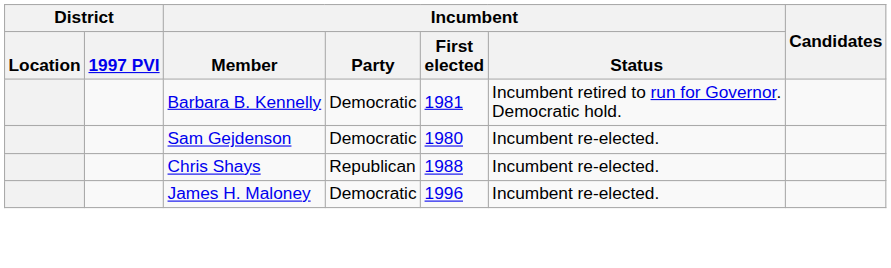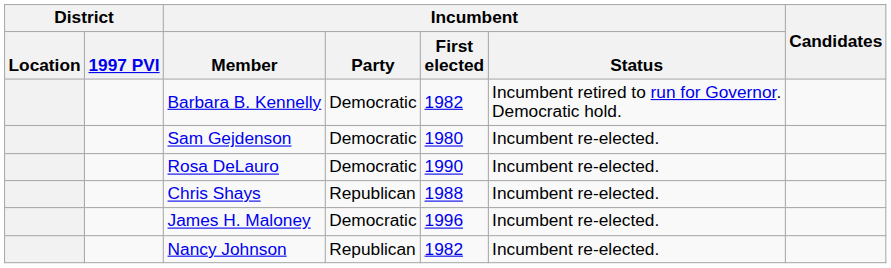(444, 102) 1981 -> (444, 102) 1982
+ row: (223, 166)
+ row: (227, 248)
